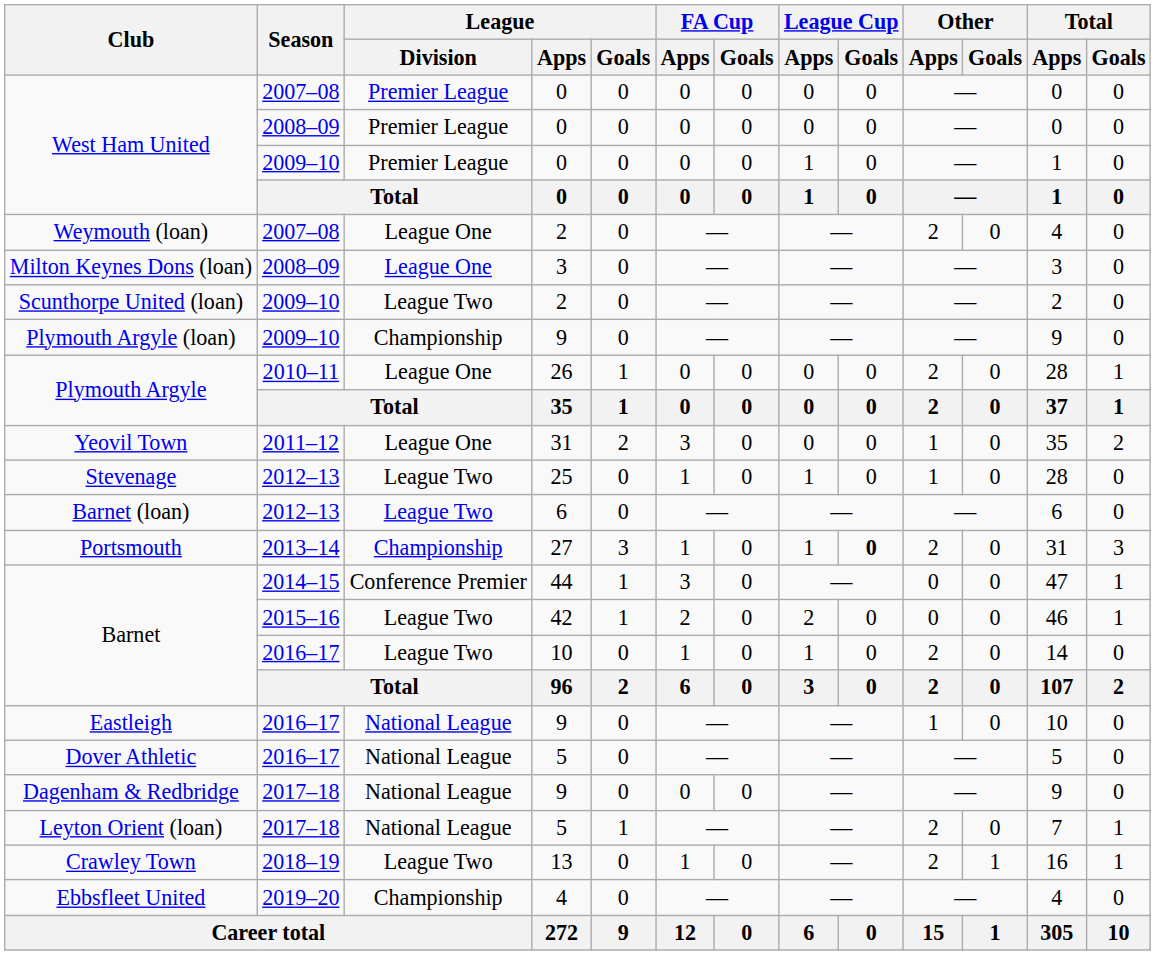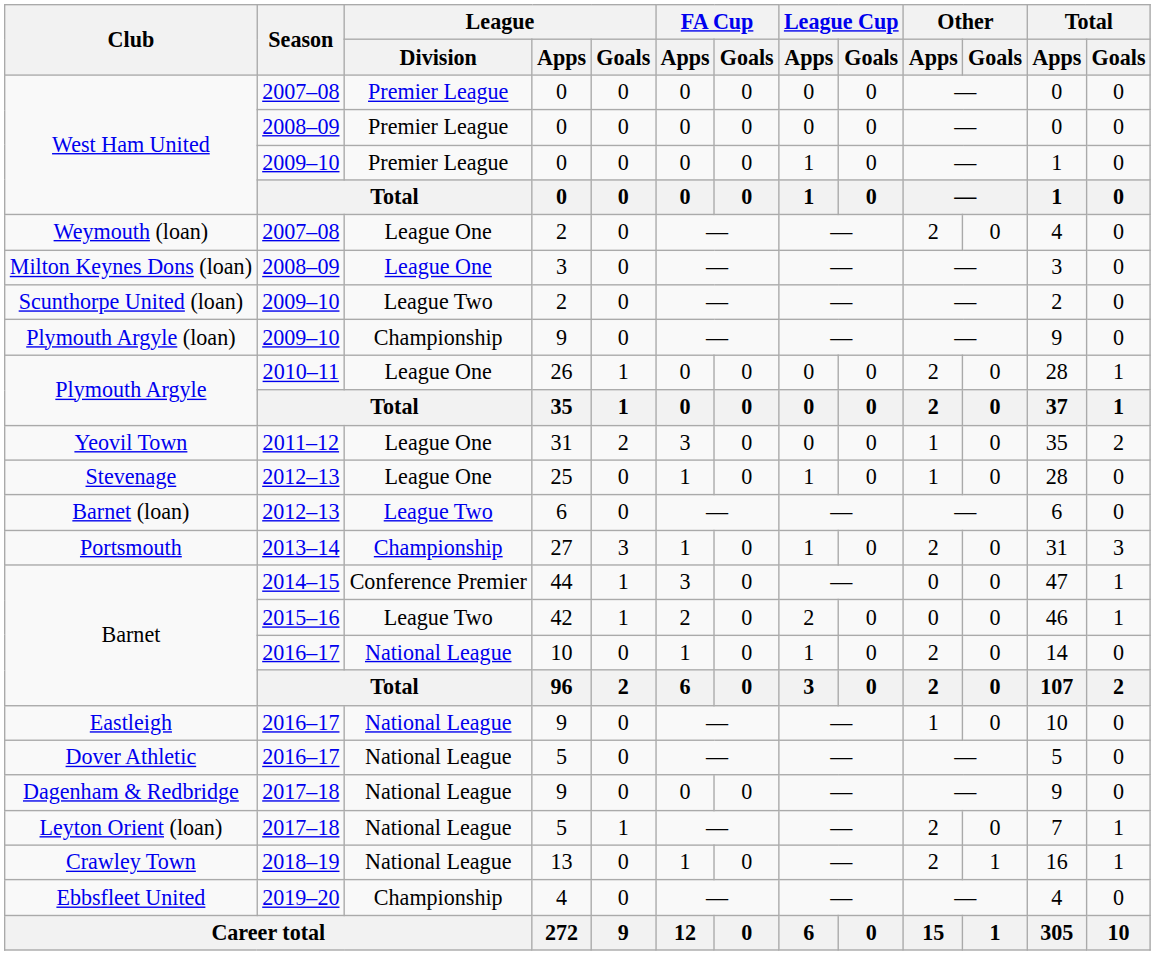(438, 477) League Two -> (438, 477) League One
(871, 547) bold -> (871, 547) normal
(438, 652) League Two -> (438, 652) National League
(438, 862) League Two -> (438, 862) National League
